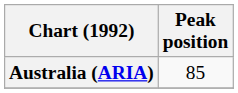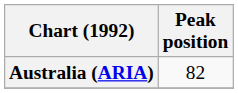(195, 72) 85 -> (195, 72) 82
